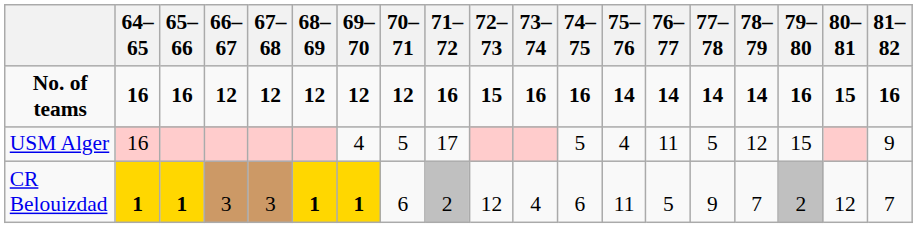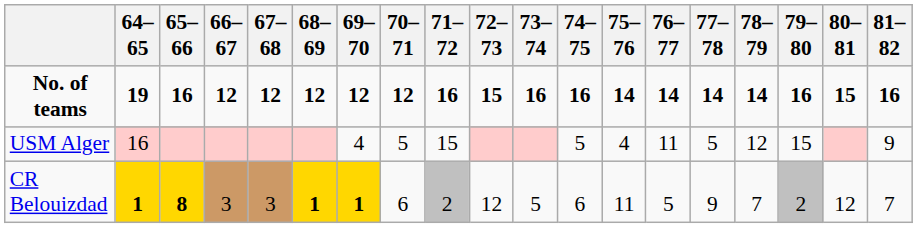(138, 95) 16 -> (138, 95) 19
(447, 144) 17 -> (447, 144) 15
(182, 204) 1 -> (182, 204) 8
(536, 204) 4 -> (536, 204) 5
